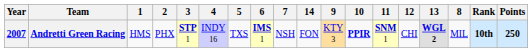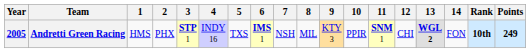columns swapped: (459, 12) <-> (309, 12)
(16, 33) 2007 -> (16, 33) 2005
(359, 33) bold -> (356, 33) normal
(513, 33) 250 -> (510, 33) 249
